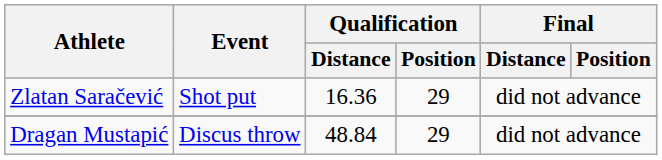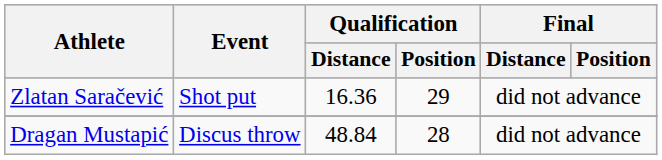(438, 135) 29 -> (438, 135) 28
